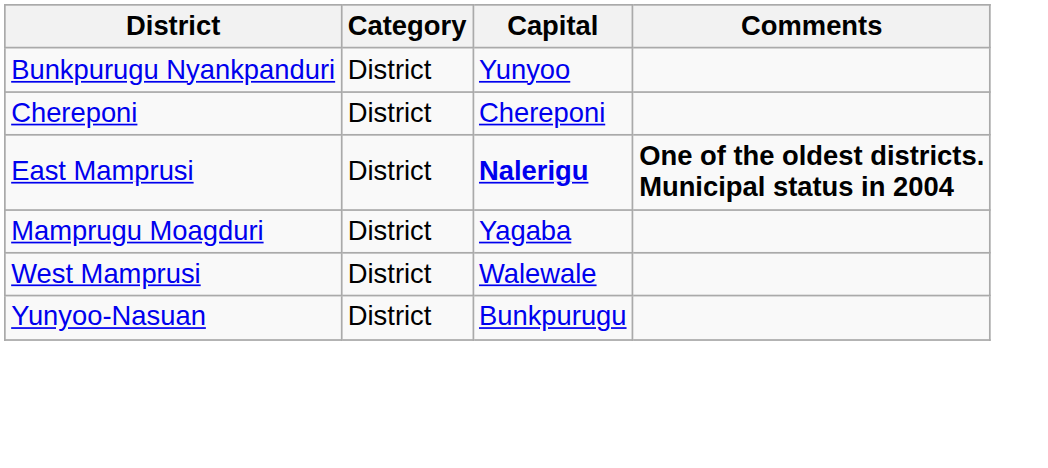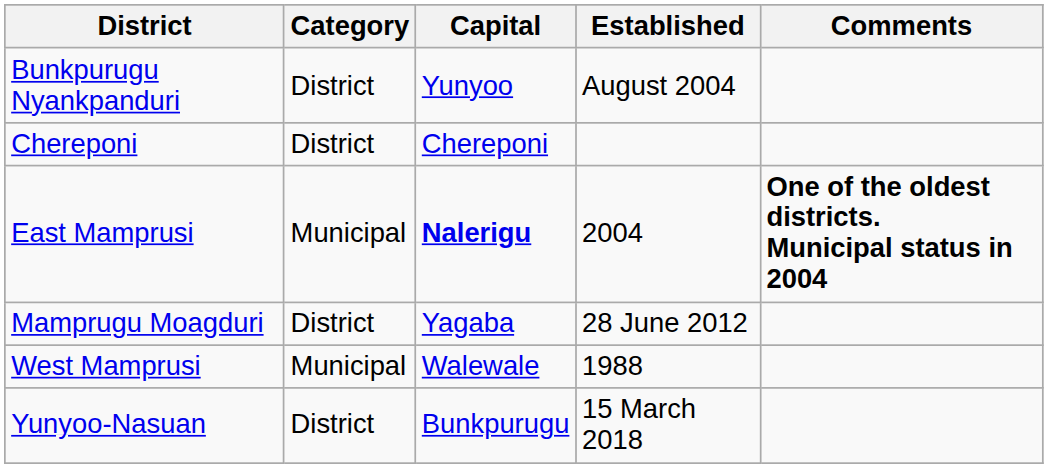+ column: (668, 26)
(390, 171) District -> (348, 233) Municipal
(390, 273) District -> (348, 366) Municipal
